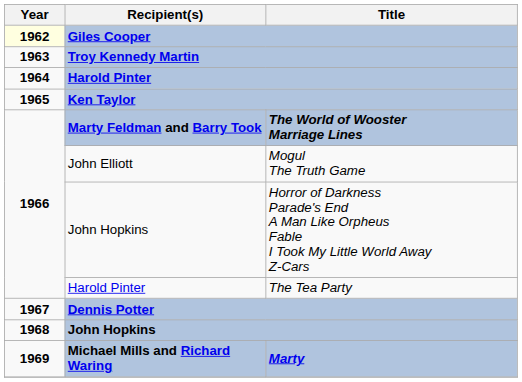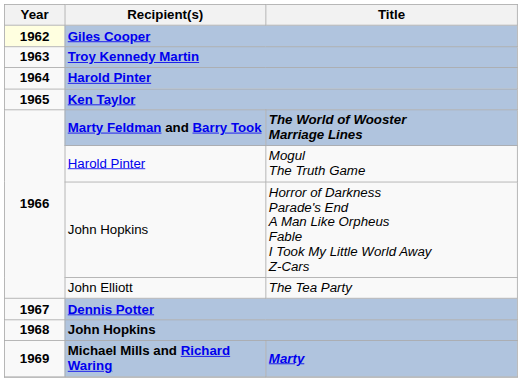(100, 163) John Elliott -> (107, 163) Harold Pinter
(107, 288) Harold Pinter -> (100, 288) John Elliott
